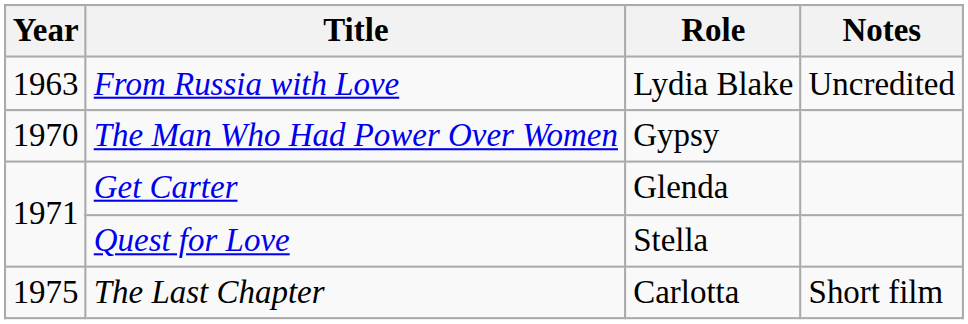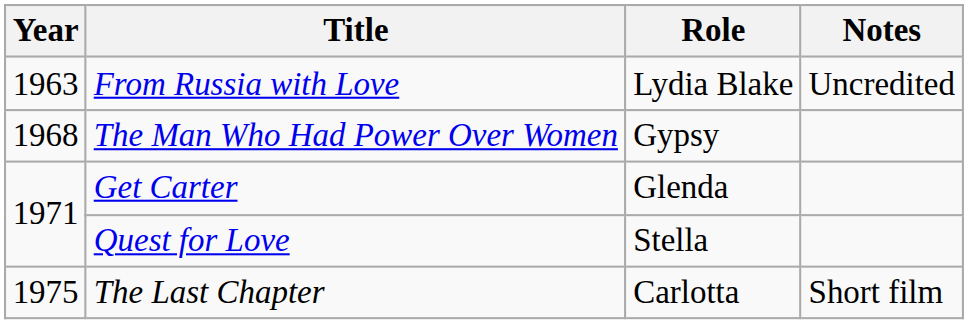(46, 135) 1970 -> (46, 135) 1968
